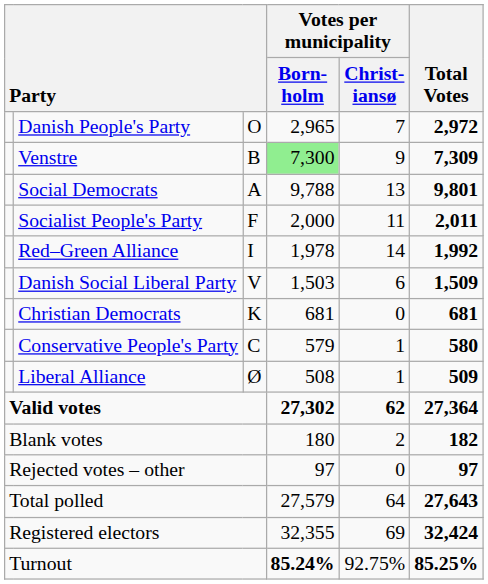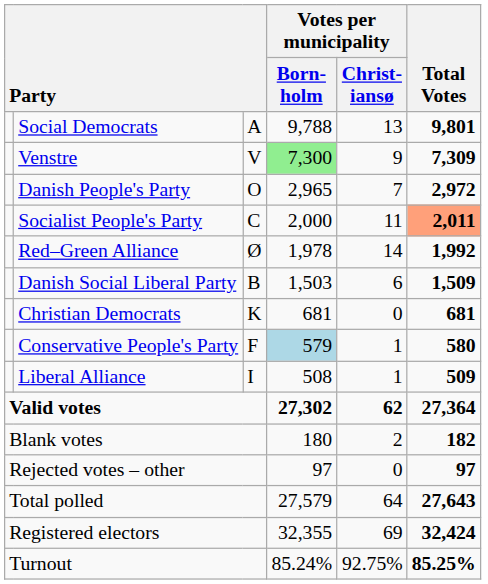rows swapped: (88, 189) <-> (104, 126)
(254, 158) B -> (254, 158) V
(253, 220) F -> (254, 220) C
(457, 220) no background -> (454, 220) lightsalmon background
(251, 251) I -> (254, 251) Ø
(254, 282) V -> (254, 282) B
(254, 345) C -> (253, 345) F
(320, 345) no background -> (317, 345) lightblue background
(254, 376) Ø -> (251, 376) I
(303, 563) bold -> (302, 563) normal
